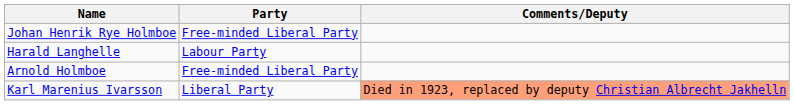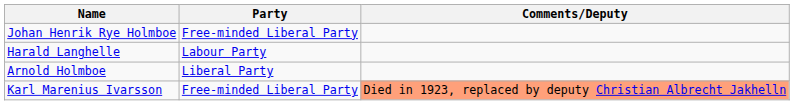(270, 71) Free-minded Liberal Party -> (228, 71) Liberal Party
(228, 90) Liberal Party -> (270, 90) Free-minded Liberal Party
